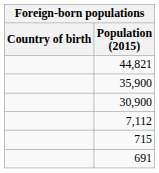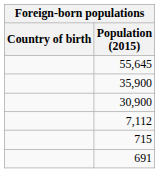+ row: (136, 64)
- row: (136, 64)
